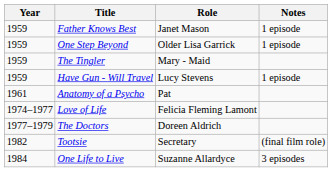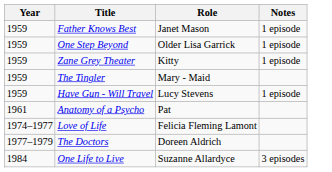+ row: (96, 61)
- row: (72, 142)
